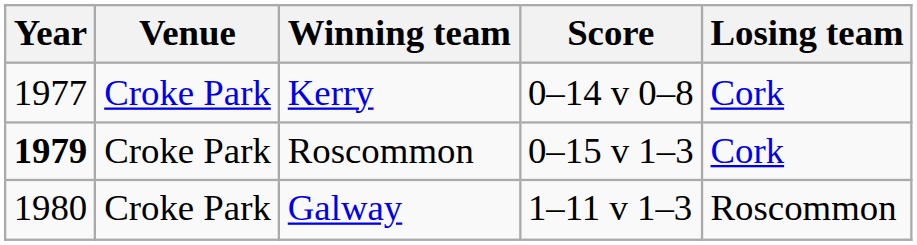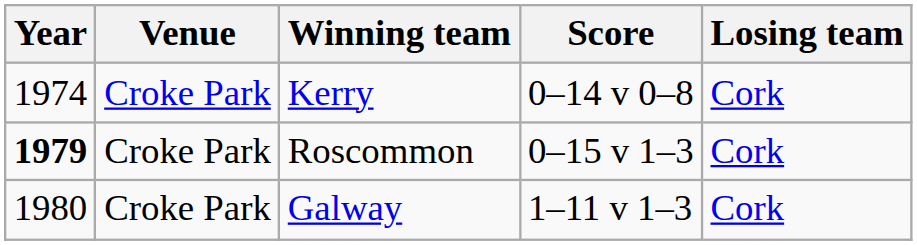(50, 92) 1977 -> (50, 92) 1974
(804, 208) Roscommon -> (747, 208) Cork
